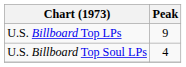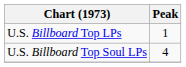(165, 33) 9 -> (165, 33) 1
